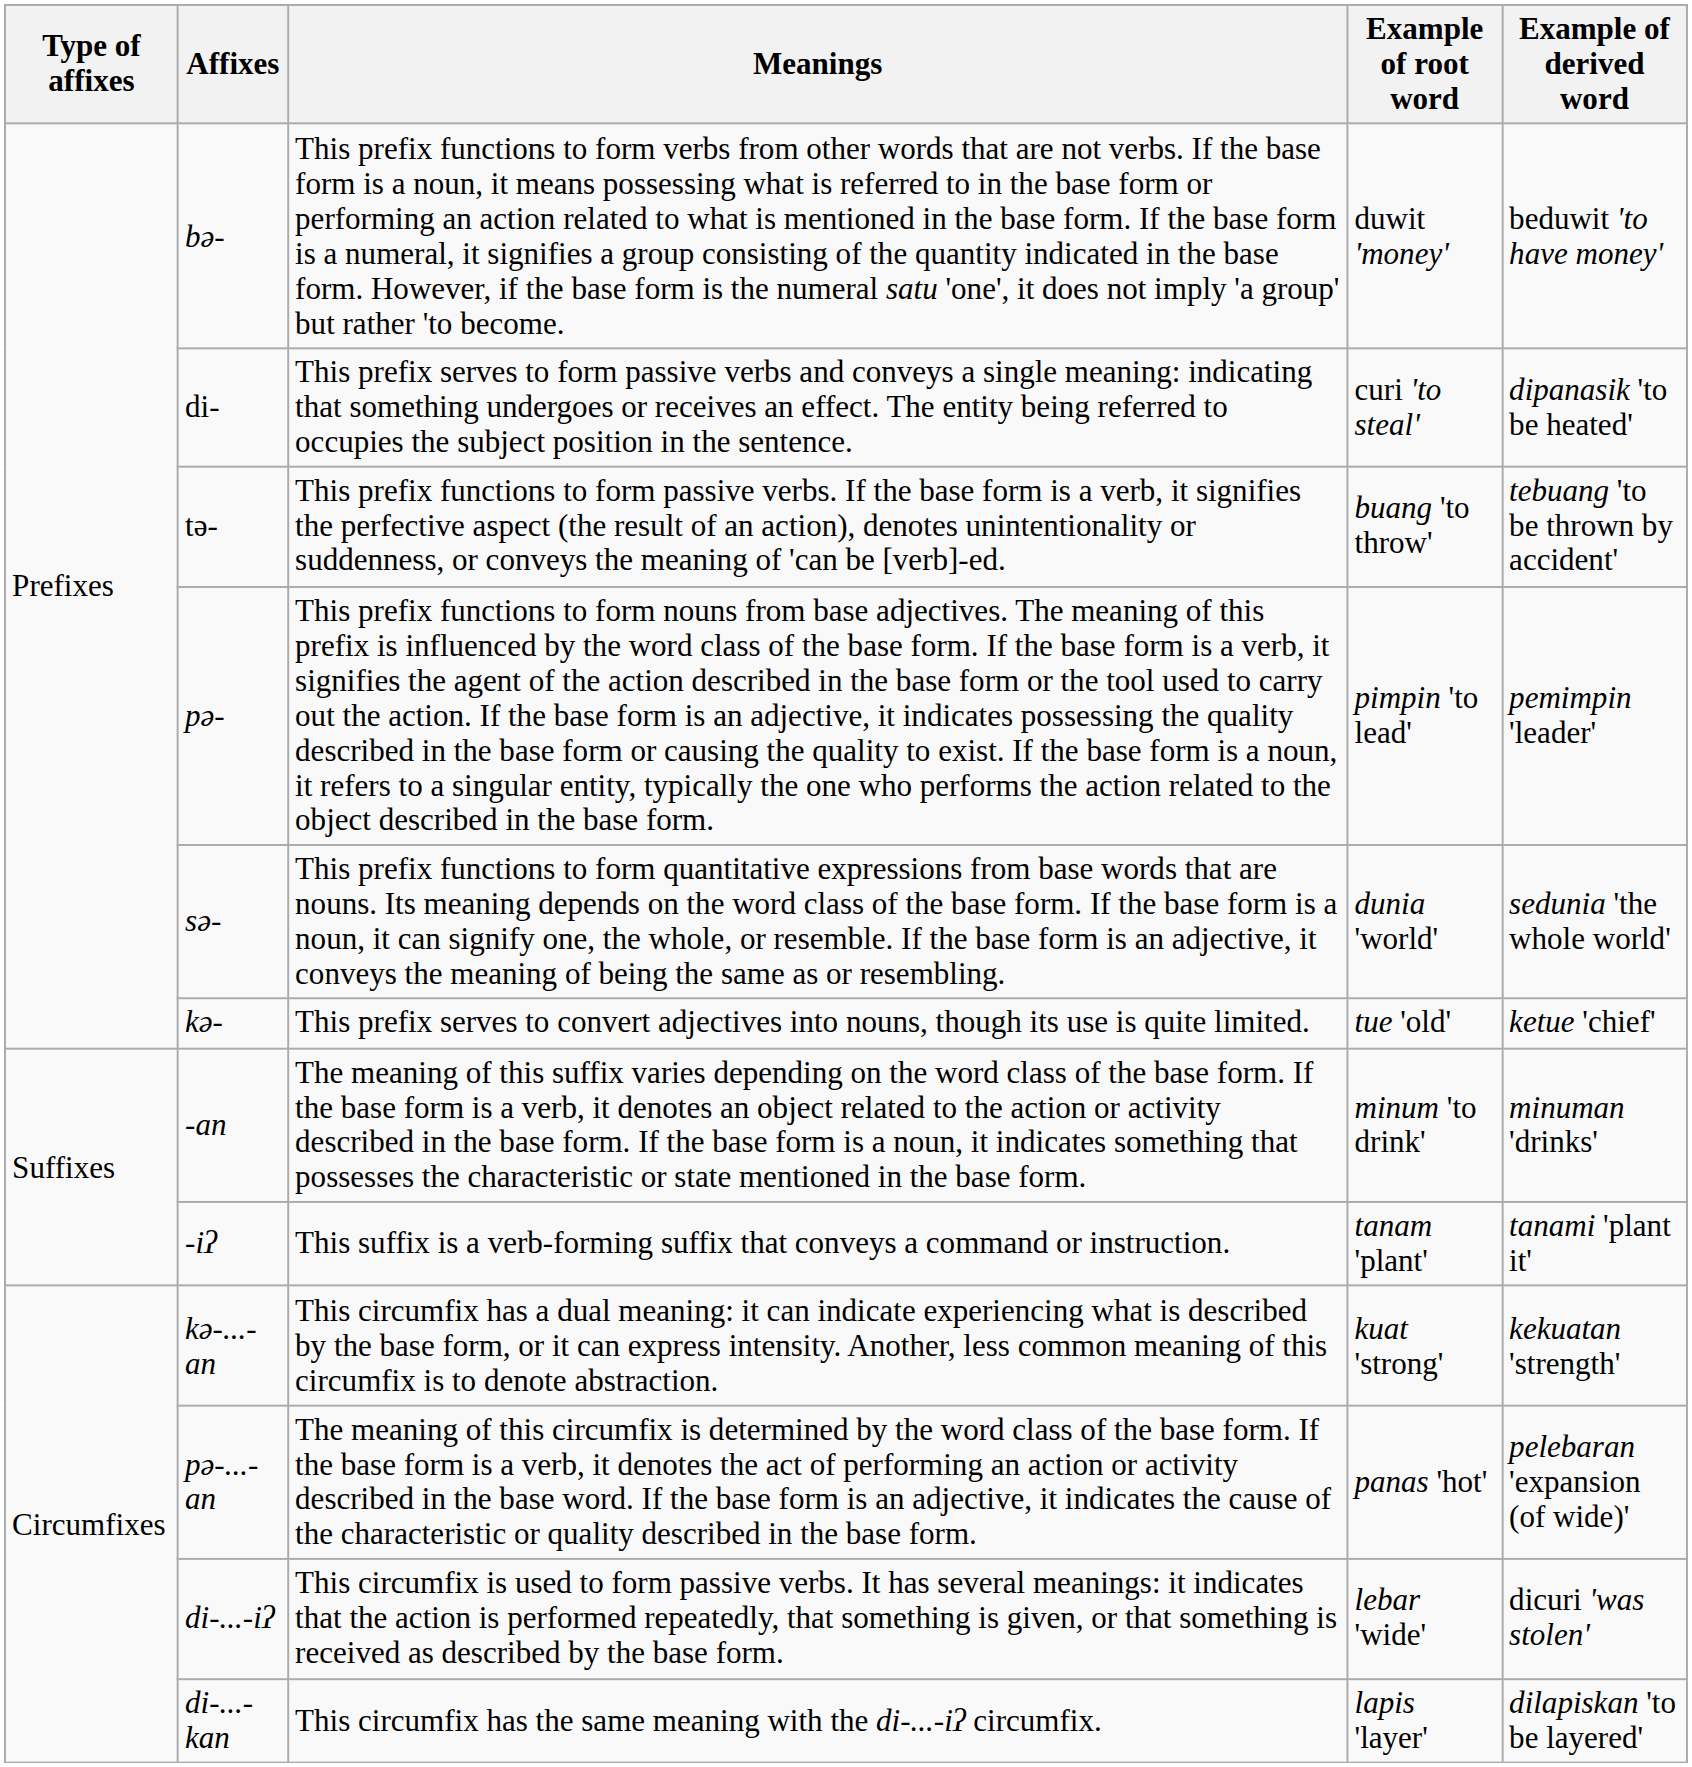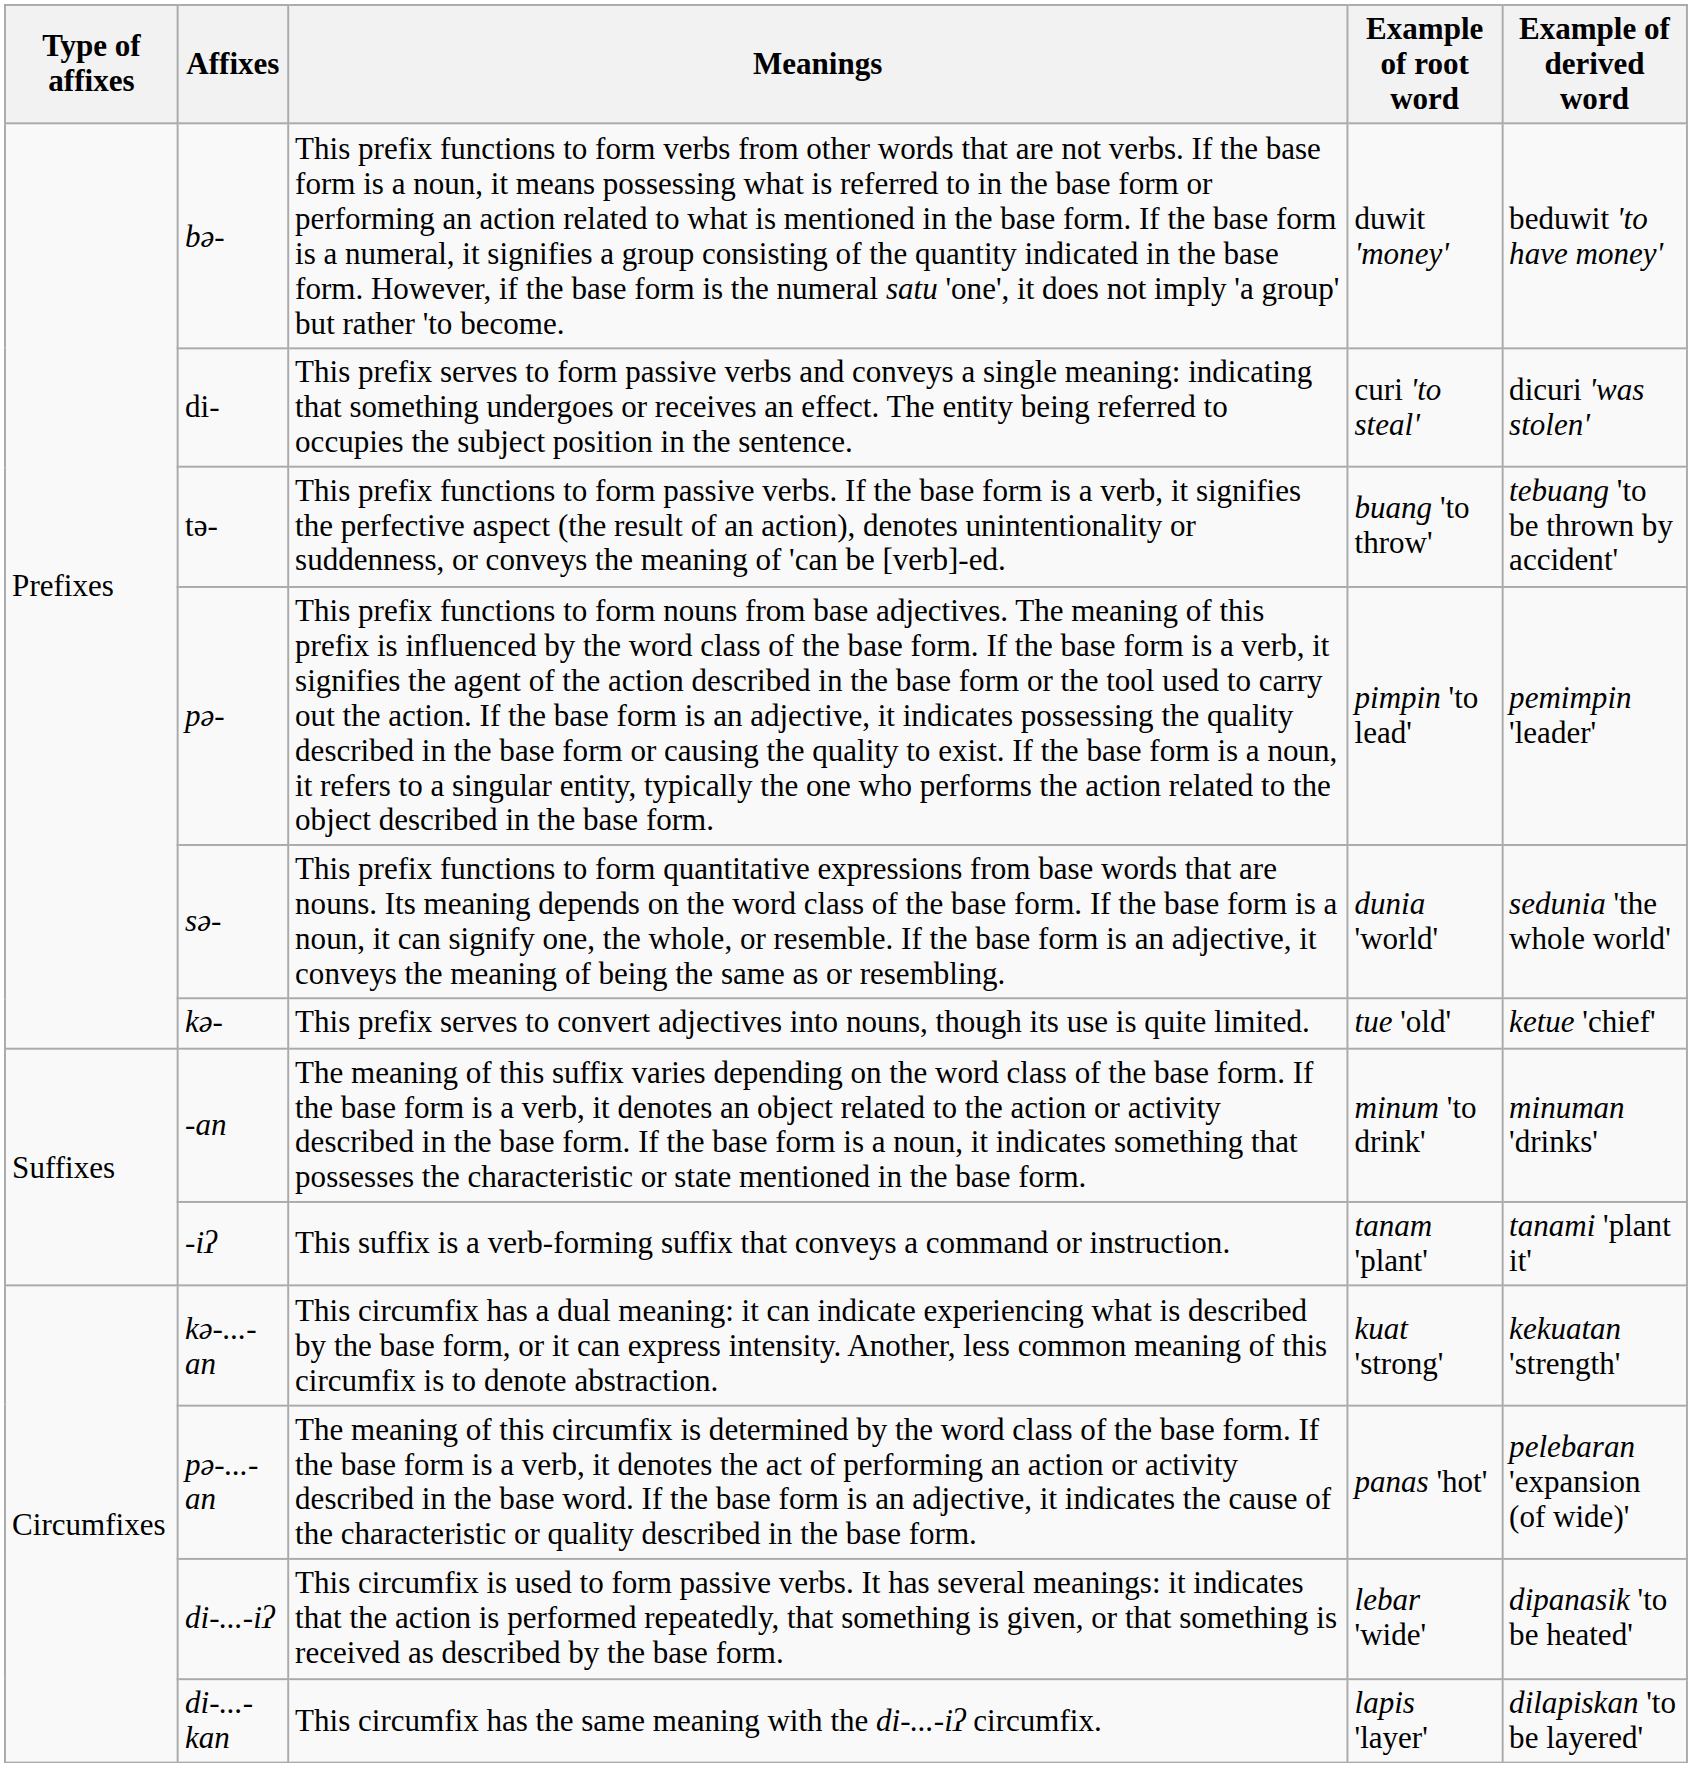(1588, 406) dipanasik 'to be heated' -> (1577, 406) dicuri 'was stolen'
(1577, 1618) dicuri 'was stolen' -> (1588, 1618) dipanasik 'to be heated'
